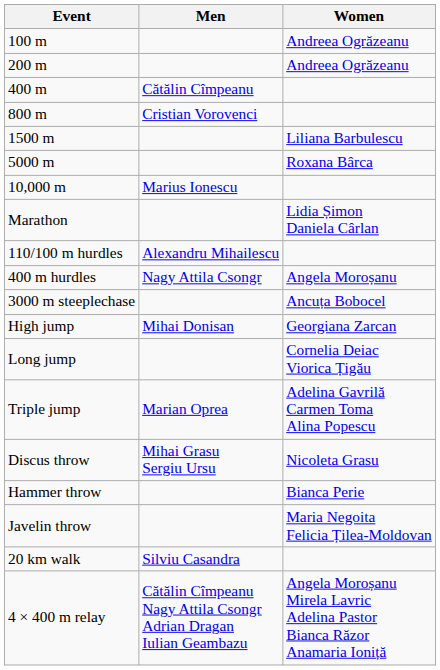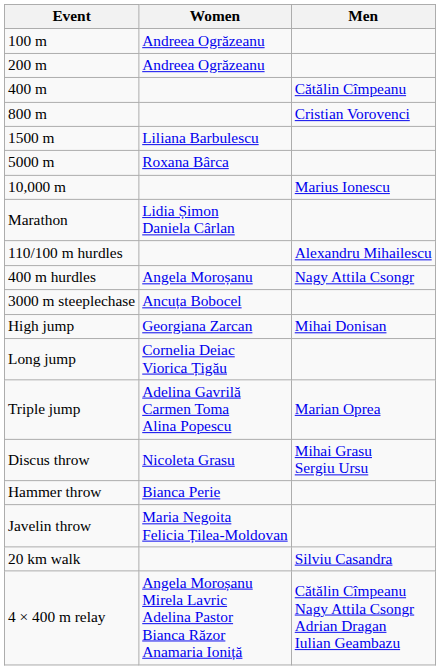columns swapped: (211, 16) <-> (359, 16)
